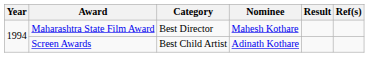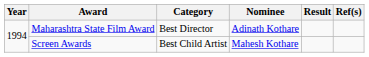(265, 28) Mahesh Kothare -> (265, 28) Adinath Kothare
(265, 44) Adinath Kothare -> (265, 44) Mahesh Kothare
